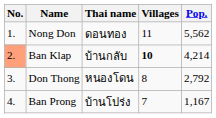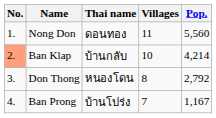(197, 33) 5,562 -> (197, 33) 5,560
(147, 56) bold -> (147, 56) normal
